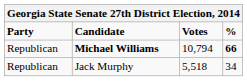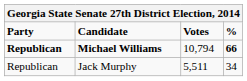(32, 48) normal -> (34, 48) bold
(195, 66) 5,518 -> (196, 66) 5,511
